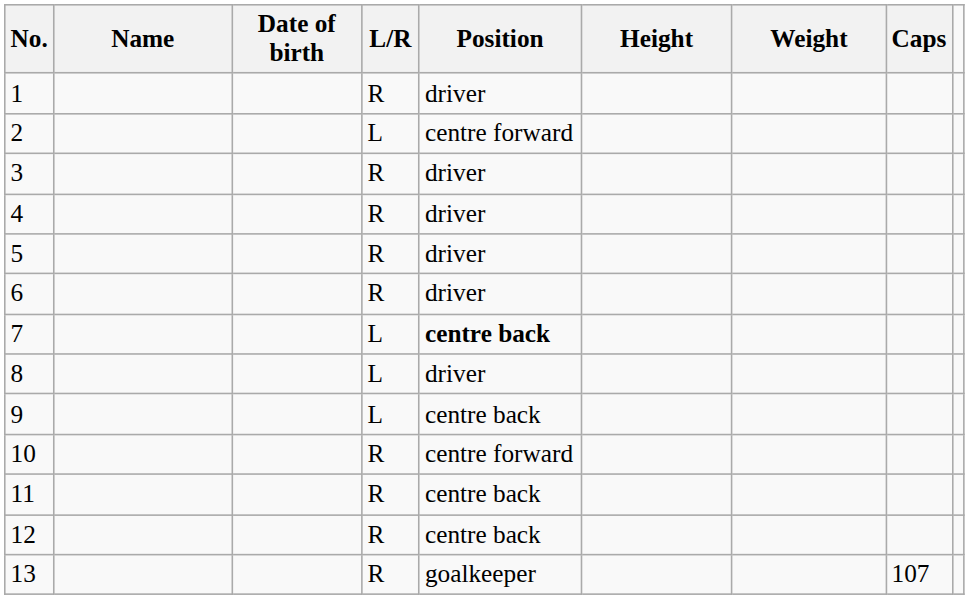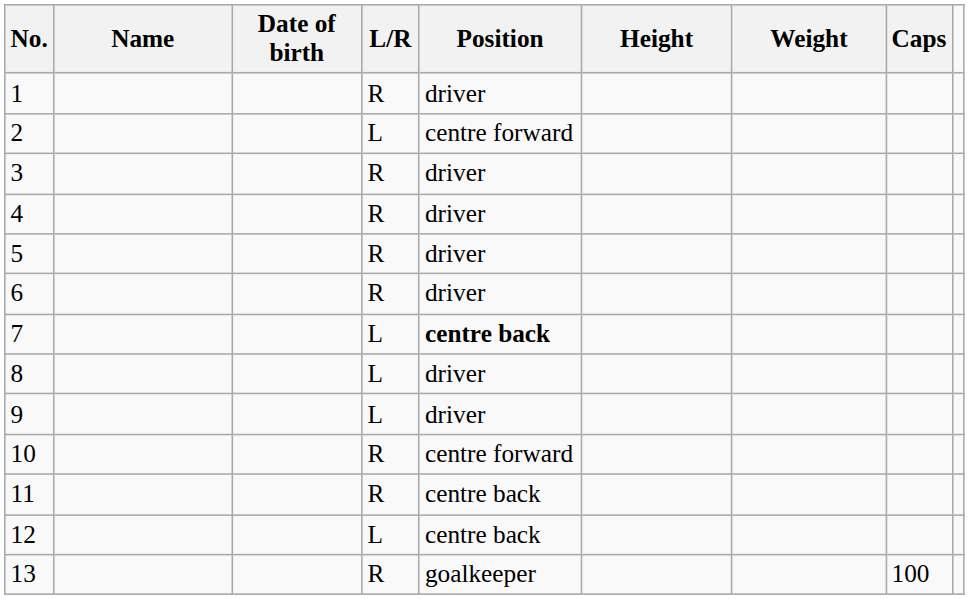(483, 413) centre back -> (455, 413) driver
(376, 534) R -> (375, 534) L
(911, 574) 107 -> (911, 574) 100
